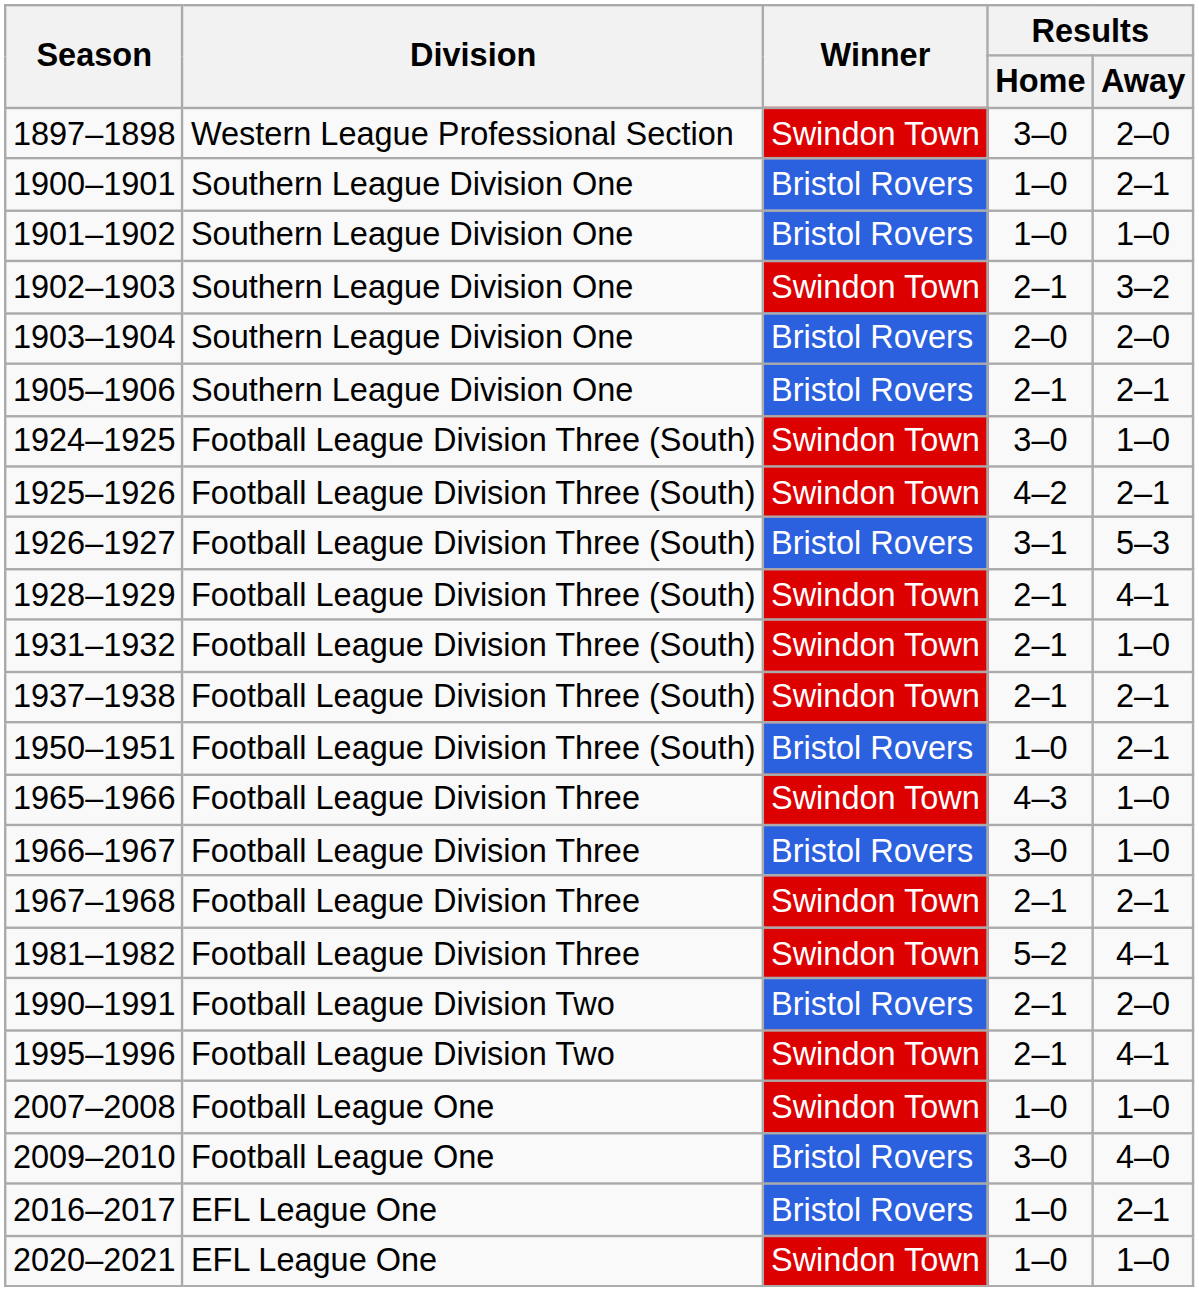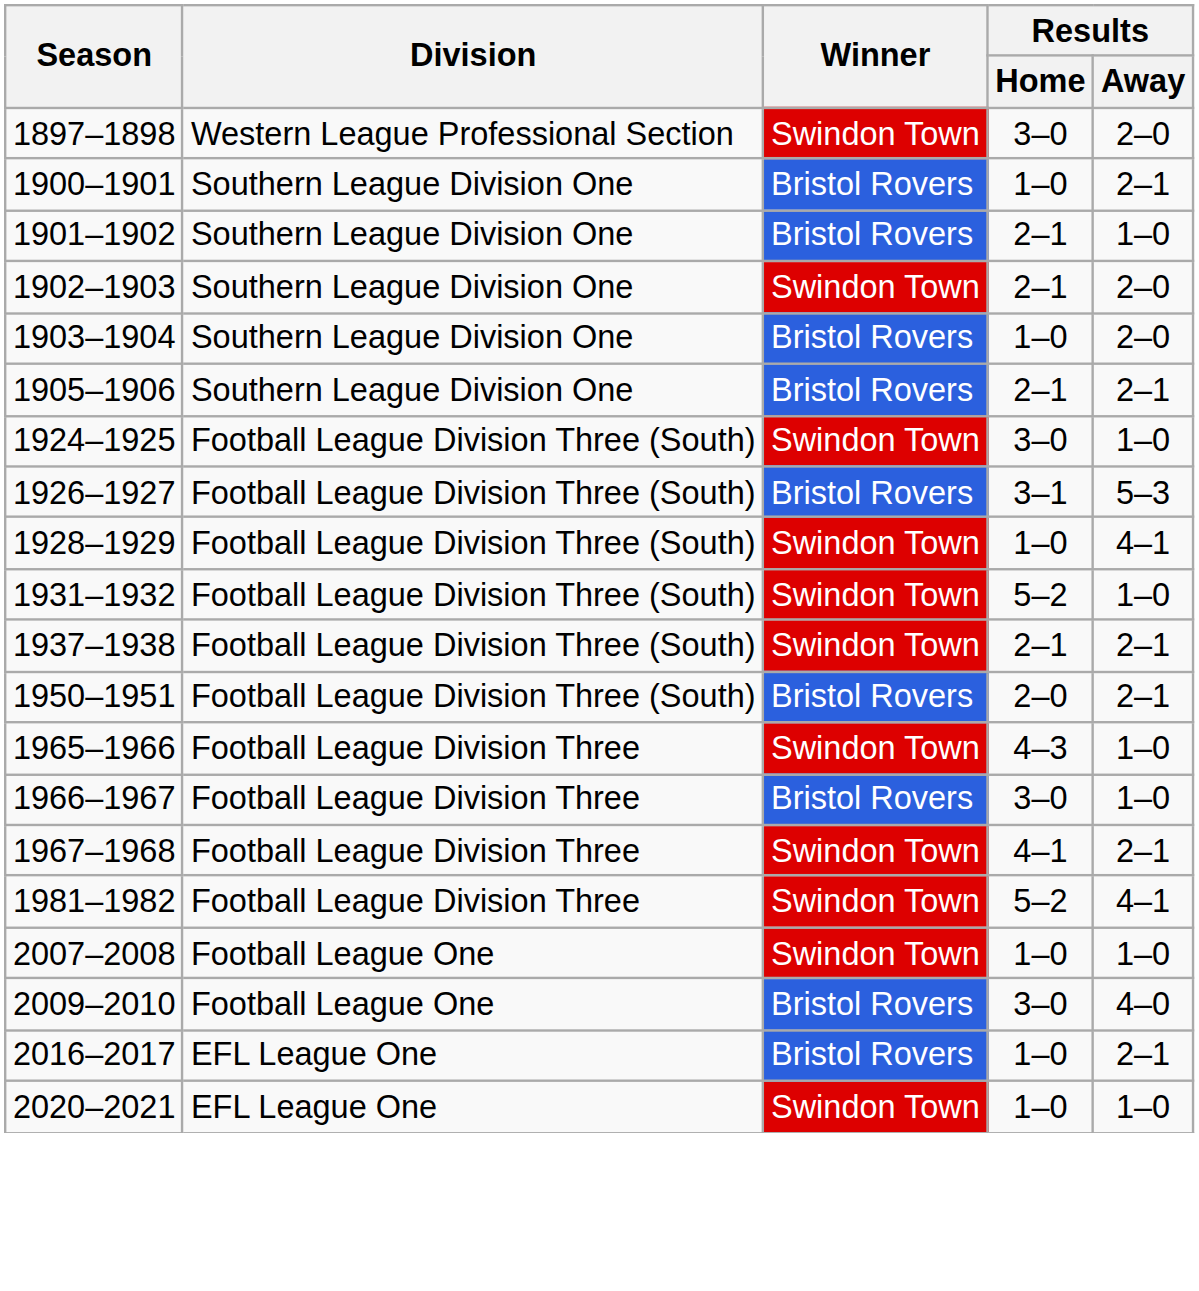(1040, 235) 1–0 -> (1040, 235) 2–1
(1143, 287) 3–2 -> (1143, 287) 2–0
(1040, 338) 2–0 -> (1040, 338) 1–0
- row: (94, 492)
(1040, 594) 2–1 -> (1040, 543) 1–0
(1040, 645) 2–1 -> (1040, 594) 5–2
(1040, 748) 1–0 -> (1040, 696) 2–0
(1040, 901) 2–1 -> (1040, 850) 4–1
- row: (94, 1004)
- row: (94, 1055)
